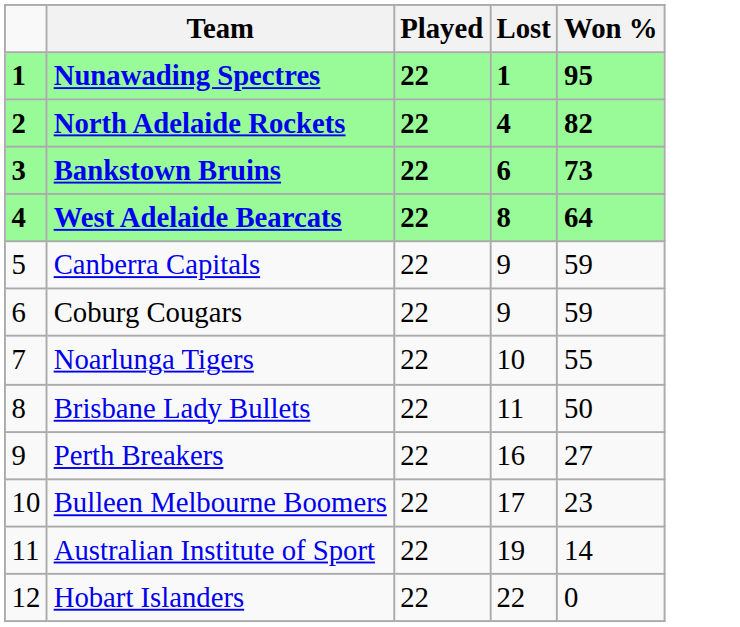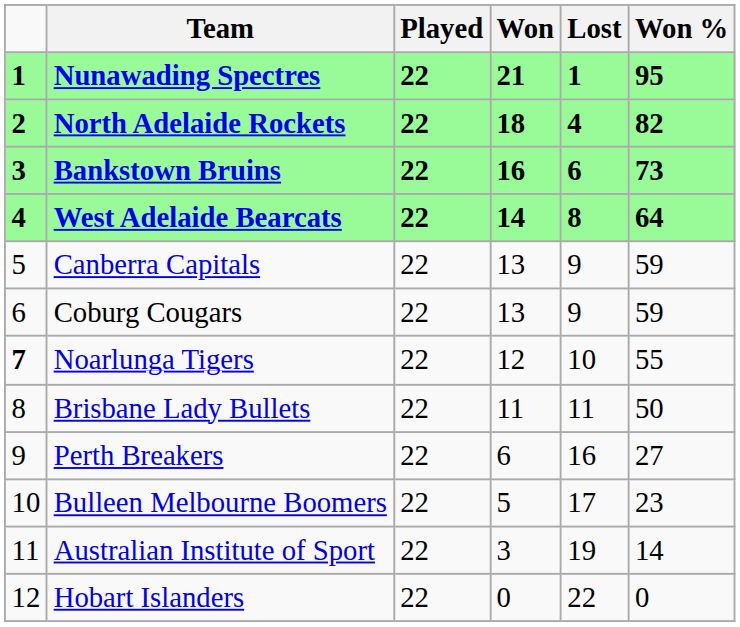+ column: (525, 28)
(19, 359) normal -> (19, 359) bold
